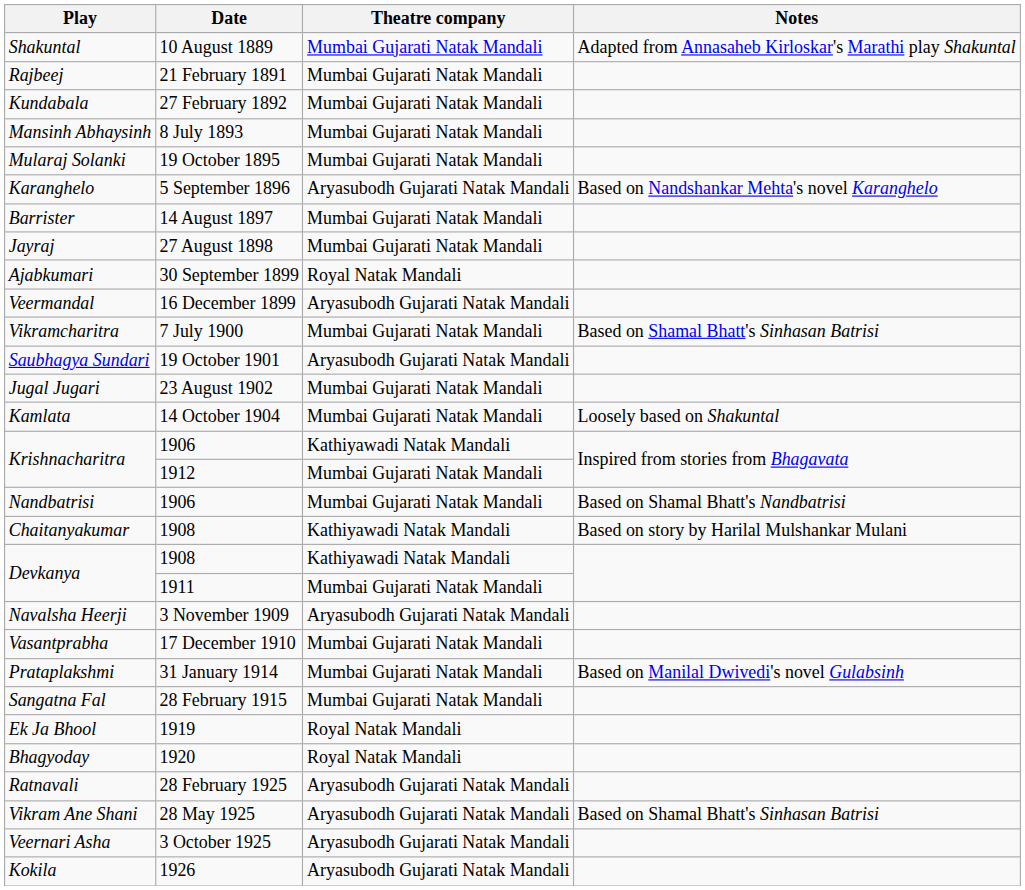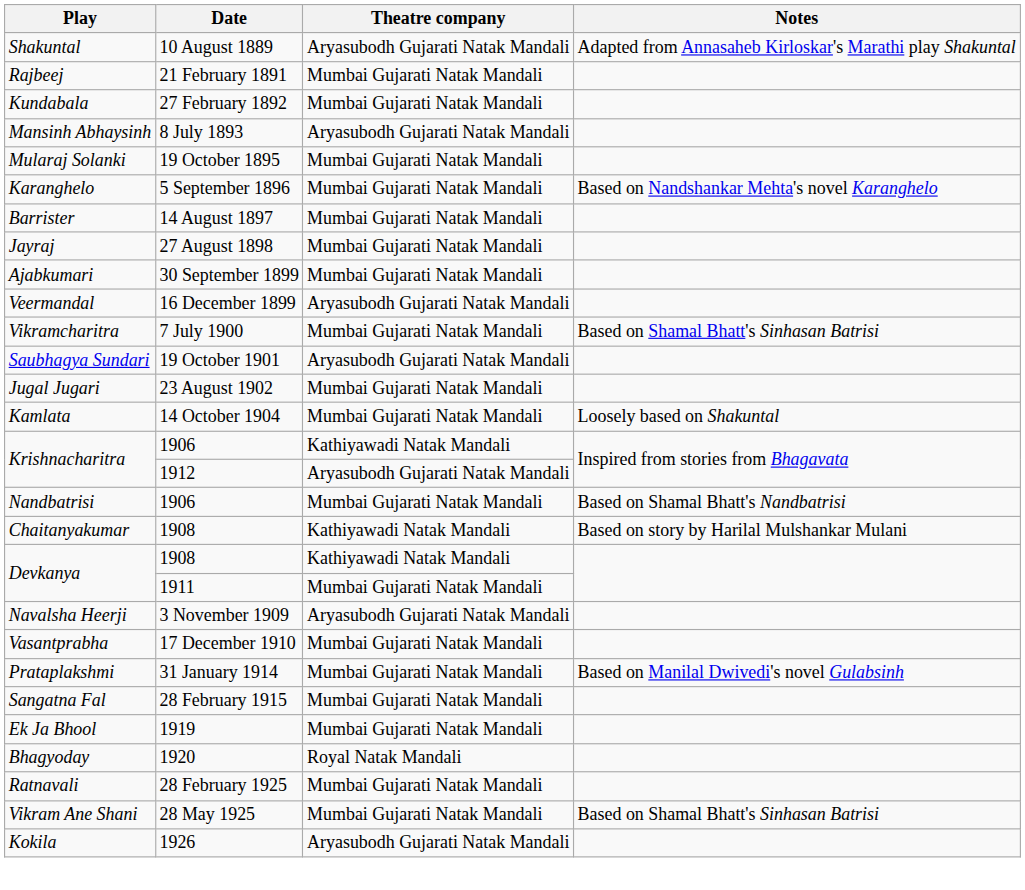(425, 47) Mumbai Gujarati Natak Mandali -> (438, 47) Aryasubodh Gujarati Natak Mandali
(425, 132) Mumbai Gujarati Natak Mandali -> (438, 132) Aryasubodh Gujarati Natak Mandali
(438, 189) Aryasubodh Gujarati Natak Mandali -> (425, 189) Mumbai Gujarati Natak Mandali
(384, 274) Royal Natak Mandali -> (425, 274) Mumbai Gujarati Natak Mandali
(425, 473) Mumbai Gujarati Natak Mandali -> (438, 473) Aryasubodh Gujarati Natak Mandali
(384, 729) Royal Natak Mandali -> (425, 729) Mumbai Gujarati Natak Mandali
(438, 786) Aryasubodh Gujarati Natak Mandali -> (425, 786) Mumbai Gujarati Natak Mandali
(438, 814) Aryasubodh Gujarati Natak Mandali -> (425, 814) Mumbai Gujarati Natak Mandali
- row: (60, 842)
